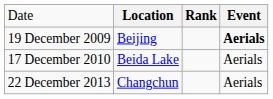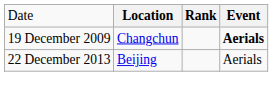(137, 38) Beijing -> (148, 38) Changchun
- row: (59, 60)
(148, 83) Changchun -> (137, 60) Beijing
